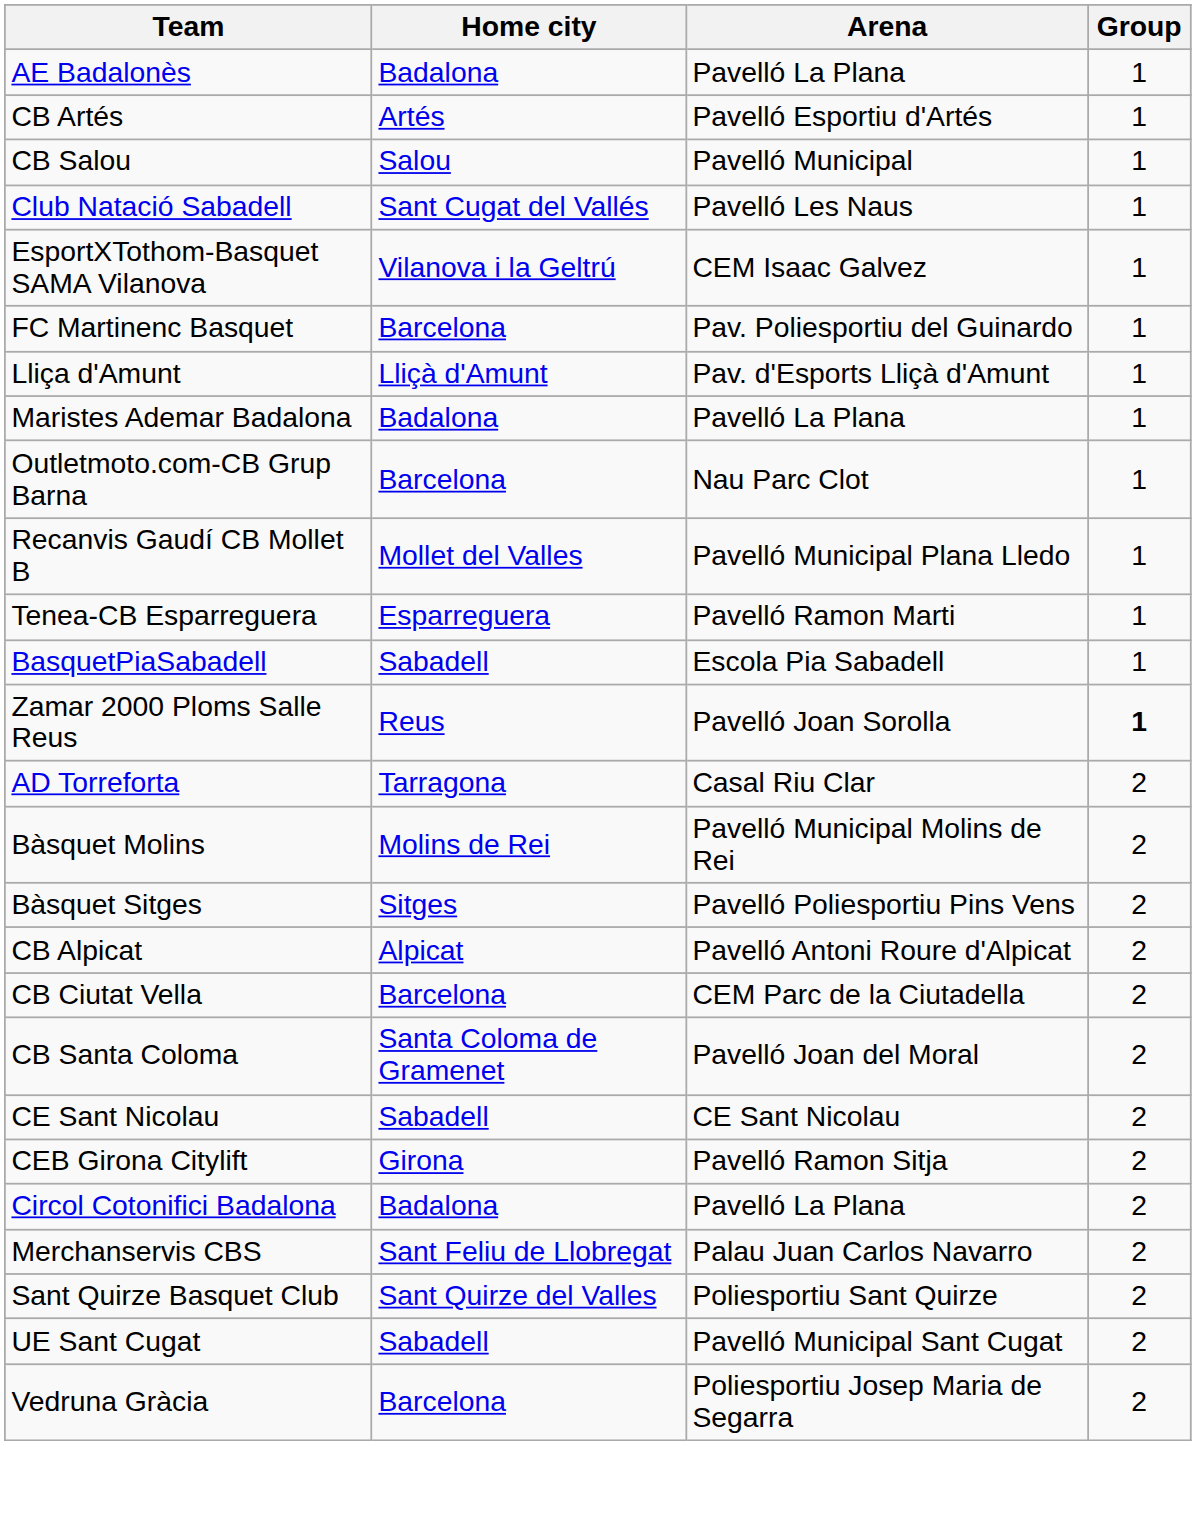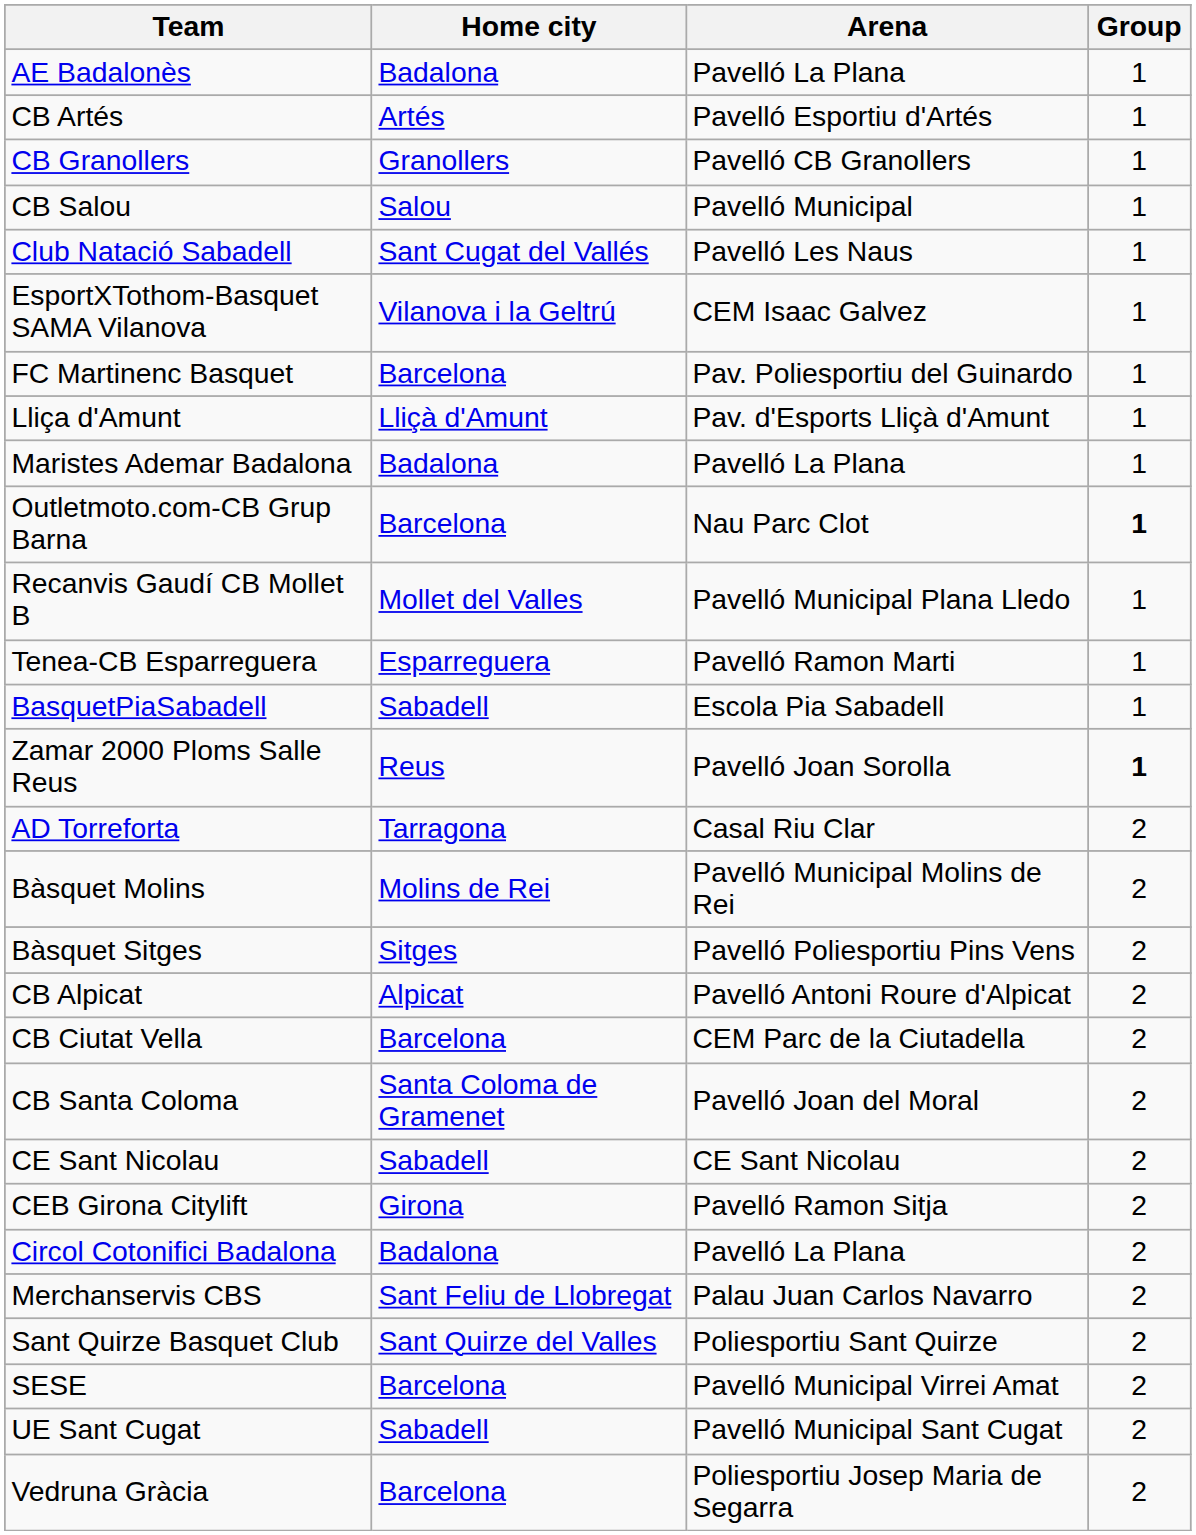+ row: (100, 161)
(1139, 478) normal -> (1139, 523) bold
+ row: (49, 1385)
